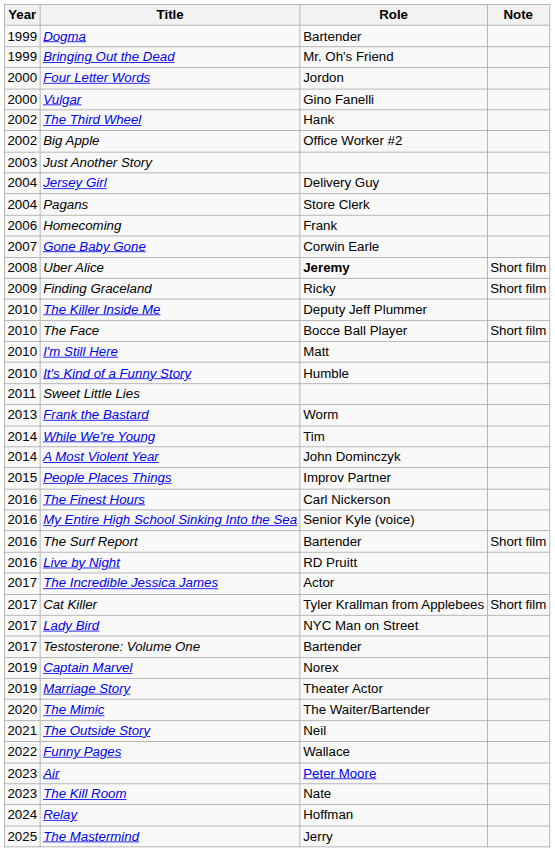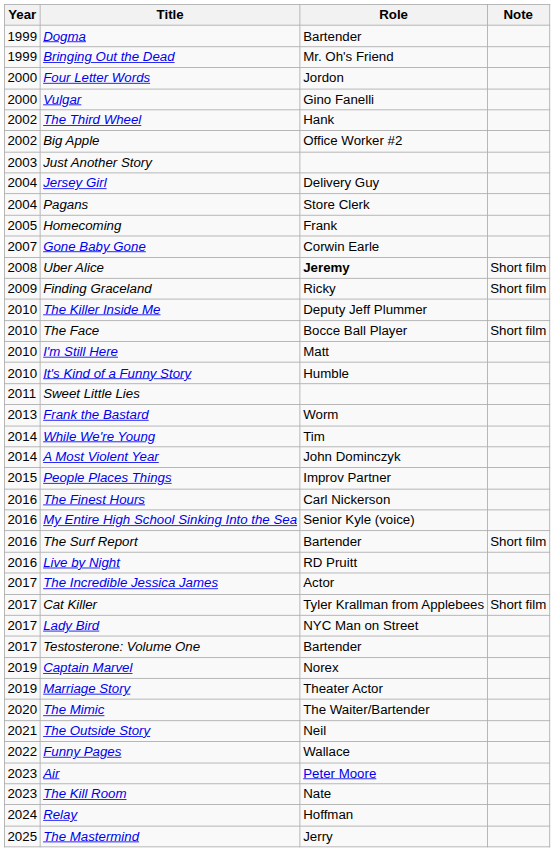(22, 225) 2006 -> (22, 225) 2005
